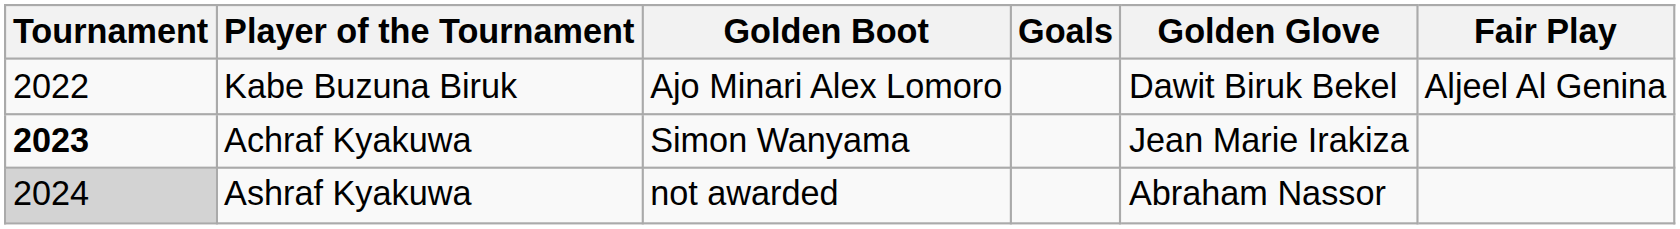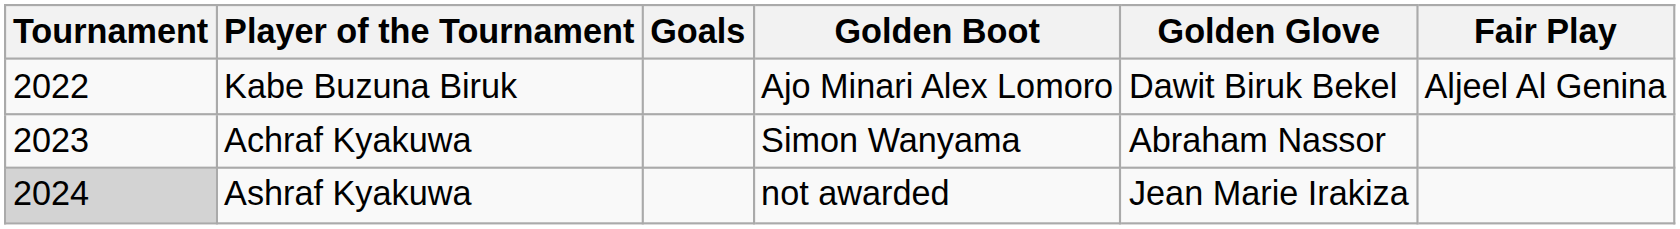columns swapped: (826, 31) <-> (1066, 31)
(51, 140) bold -> (51, 140) normal
(1269, 140) Jean Marie Irakiza -> (1257, 140) Abraham Nassor
(1257, 194) Abraham Nassor -> (1269, 194) Jean Marie Irakiza
